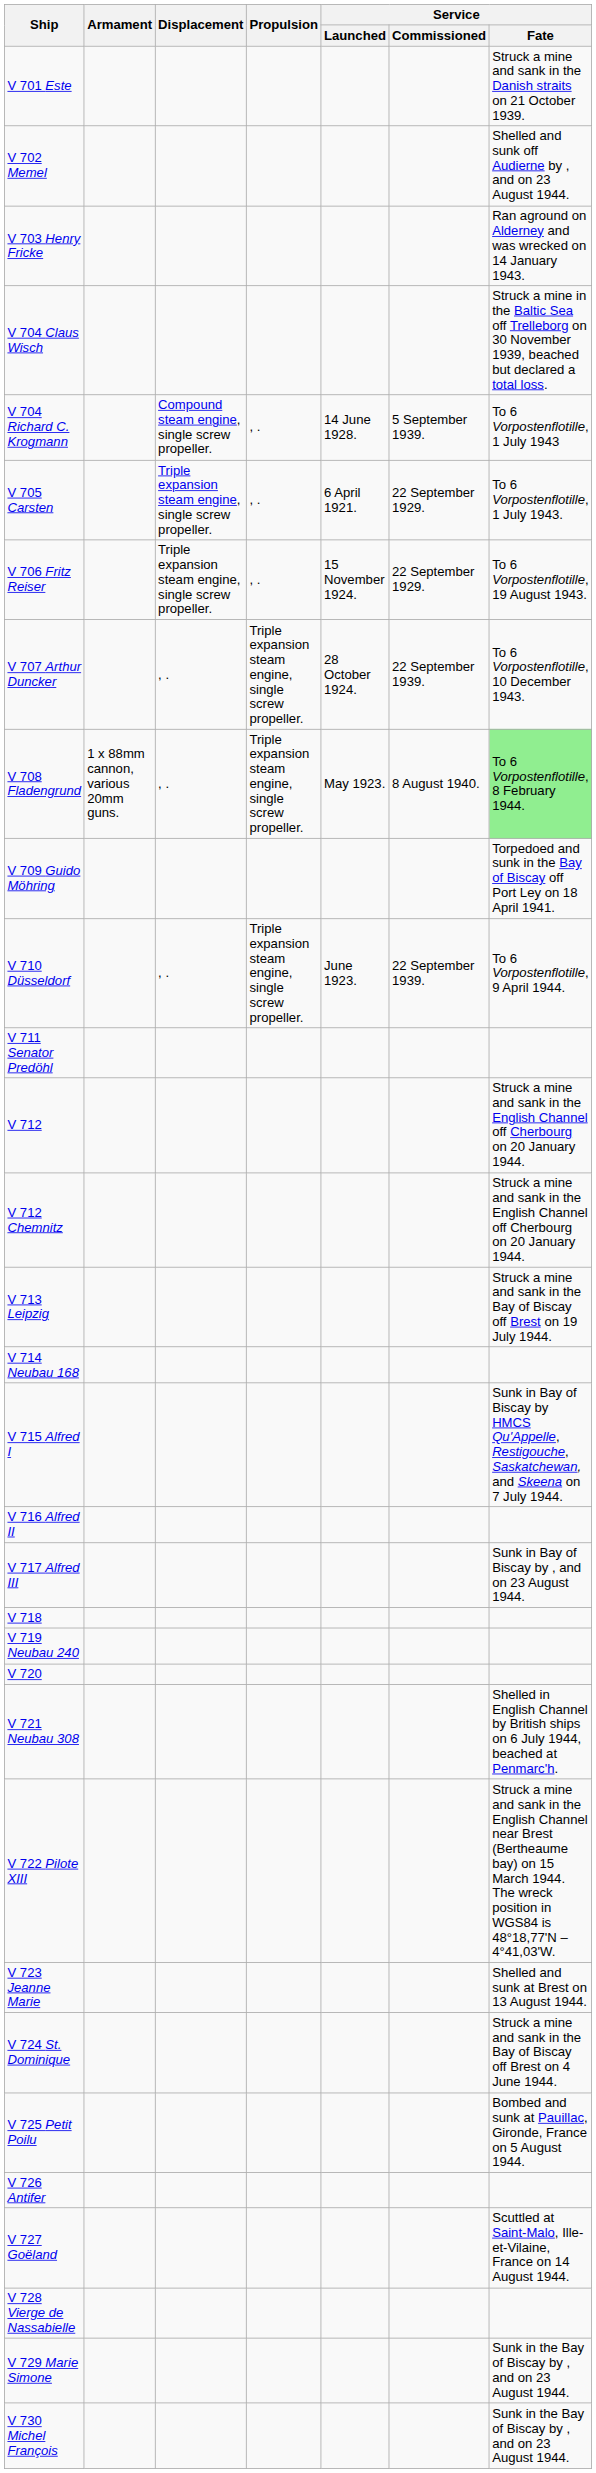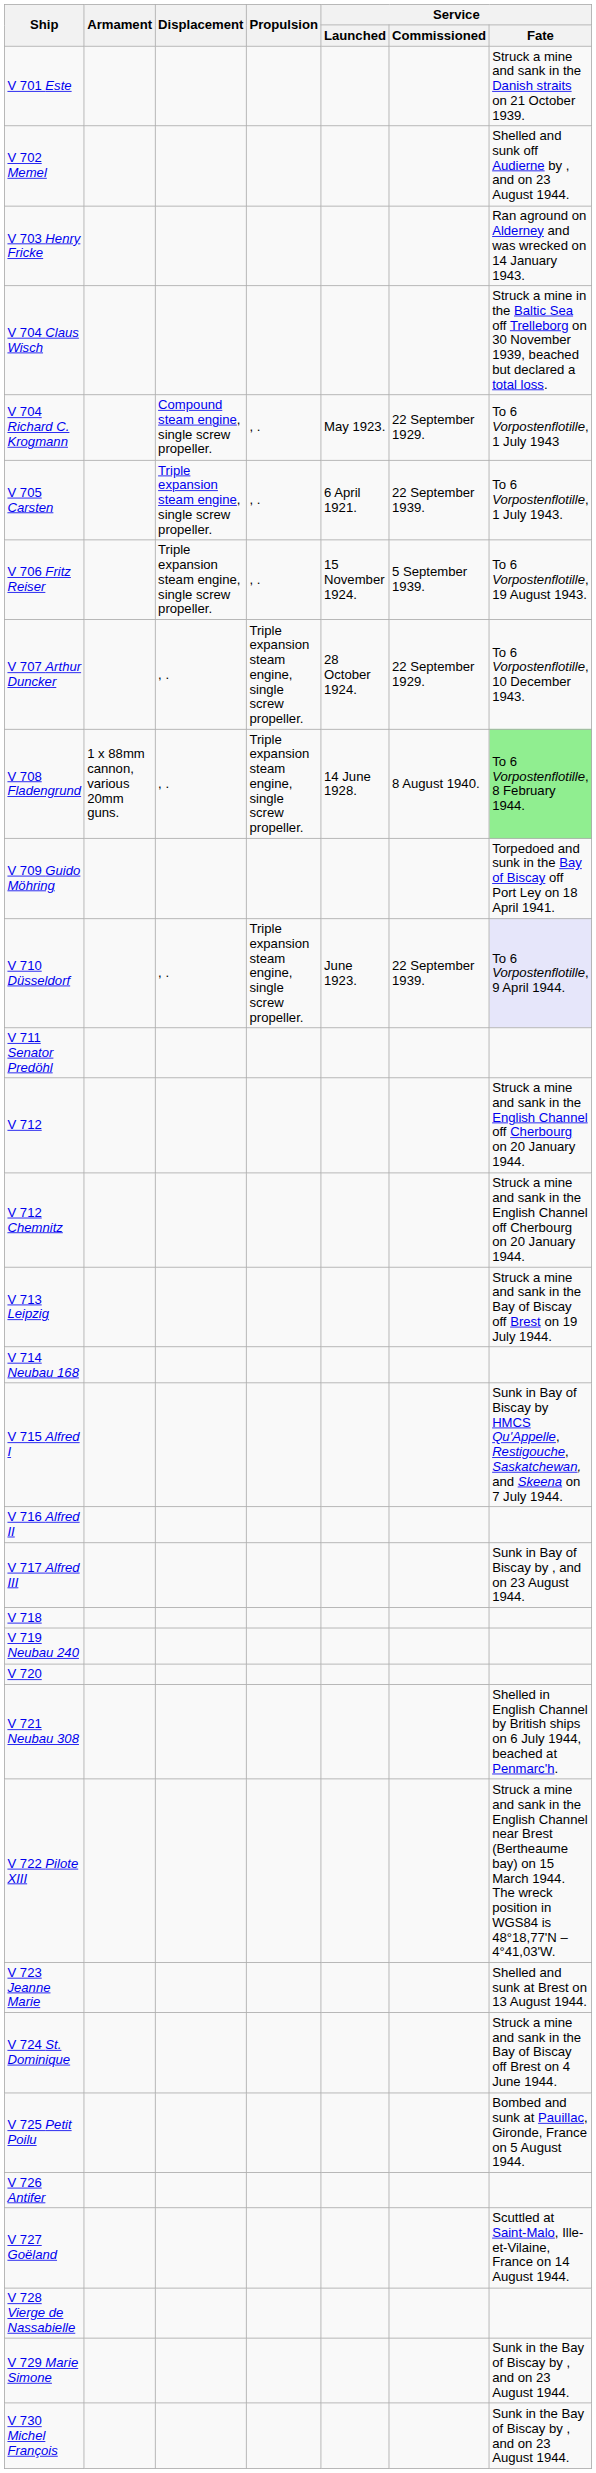(347, 427) 14 June 1928. -> (355, 427) May 1923.
(430, 427) 5 September 1939. -> (433, 427) 22 September 1929.
(433, 500) 22 September 1929. -> (433, 500) 22 September 1939.
(433, 579) 22 September 1929. -> (430, 579) 5 September 1939.
(433, 674) 22 September 1939. -> (433, 674) 22 September 1929.
(355, 783) May 1923. -> (347, 783) 14 June 1928.
(540, 973) no background -> (540, 973) lavender background
